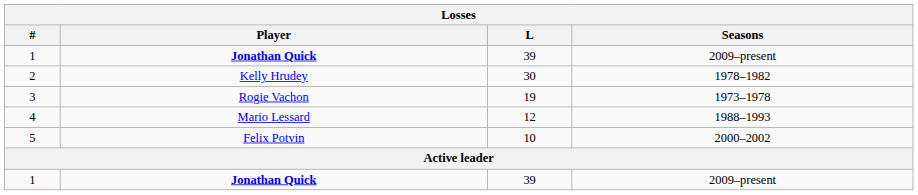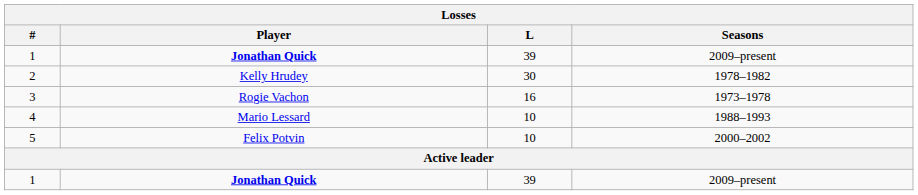(530, 97) 19 -> (530, 97) 16
(530, 117) 12 -> (530, 117) 10
